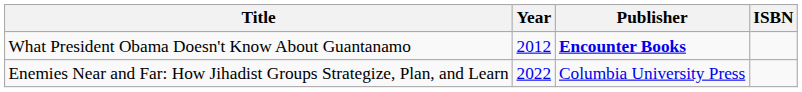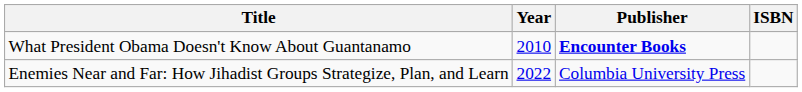(534, 45) 2012 -> (534, 45) 2010
